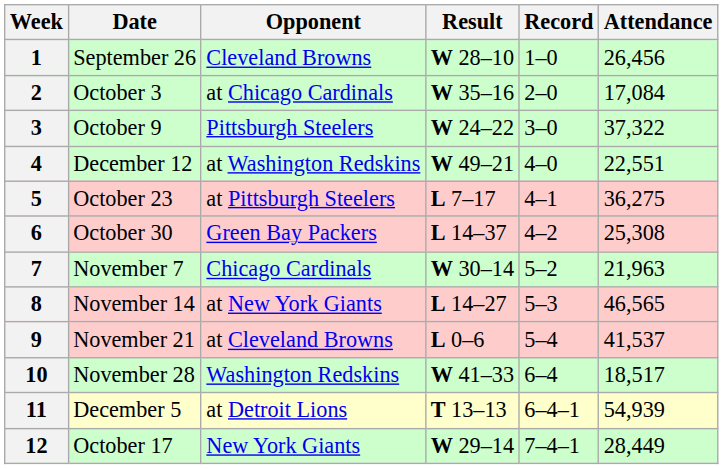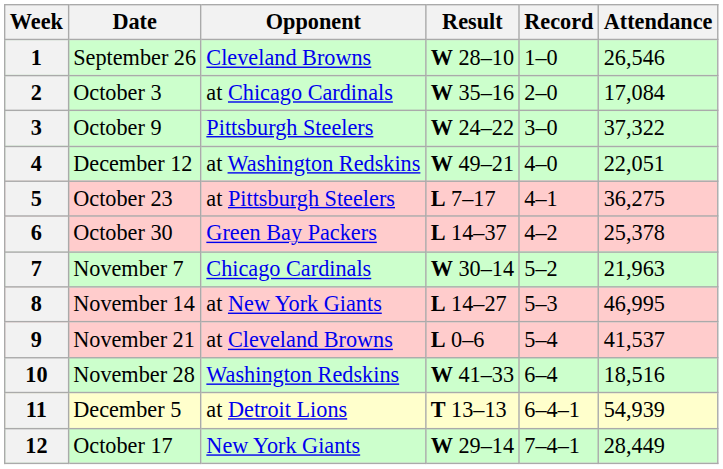(634, 57) 26,456 -> (634, 57) 26,546
(634, 163) 22,551 -> (634, 163) 22,051
(634, 233) 25,308 -> (634, 233) 25,378
(634, 304) 46,565 -> (634, 304) 46,995
(634, 374) 18,517 -> (634, 374) 18,516
